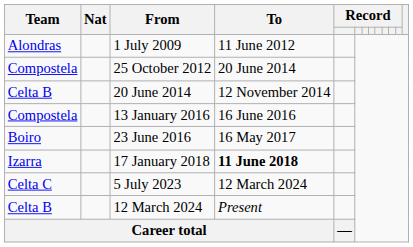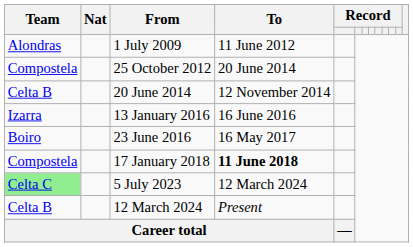(43, 115) Compostela -> (25, 115) Izarra
(25, 161) Izarra -> (43, 161) Compostela
(30, 184) no background -> (30, 184) lightgreen background
